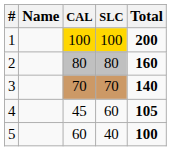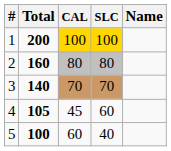columns swapped: (41, 16) <-> (147, 16)
